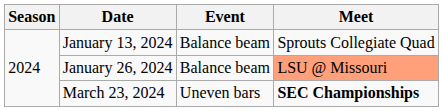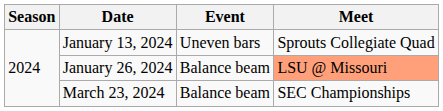(225, 42) Balance beam -> (220, 42) Uneven bars
(220, 93) Uneven bars -> (225, 93) Balance beam
(348, 93) bold -> (344, 93) normal
